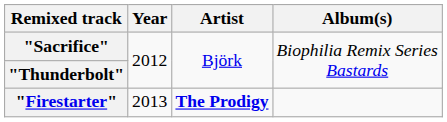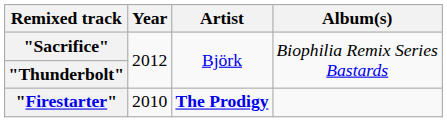(150, 102) 2013 -> (150, 102) 2010
